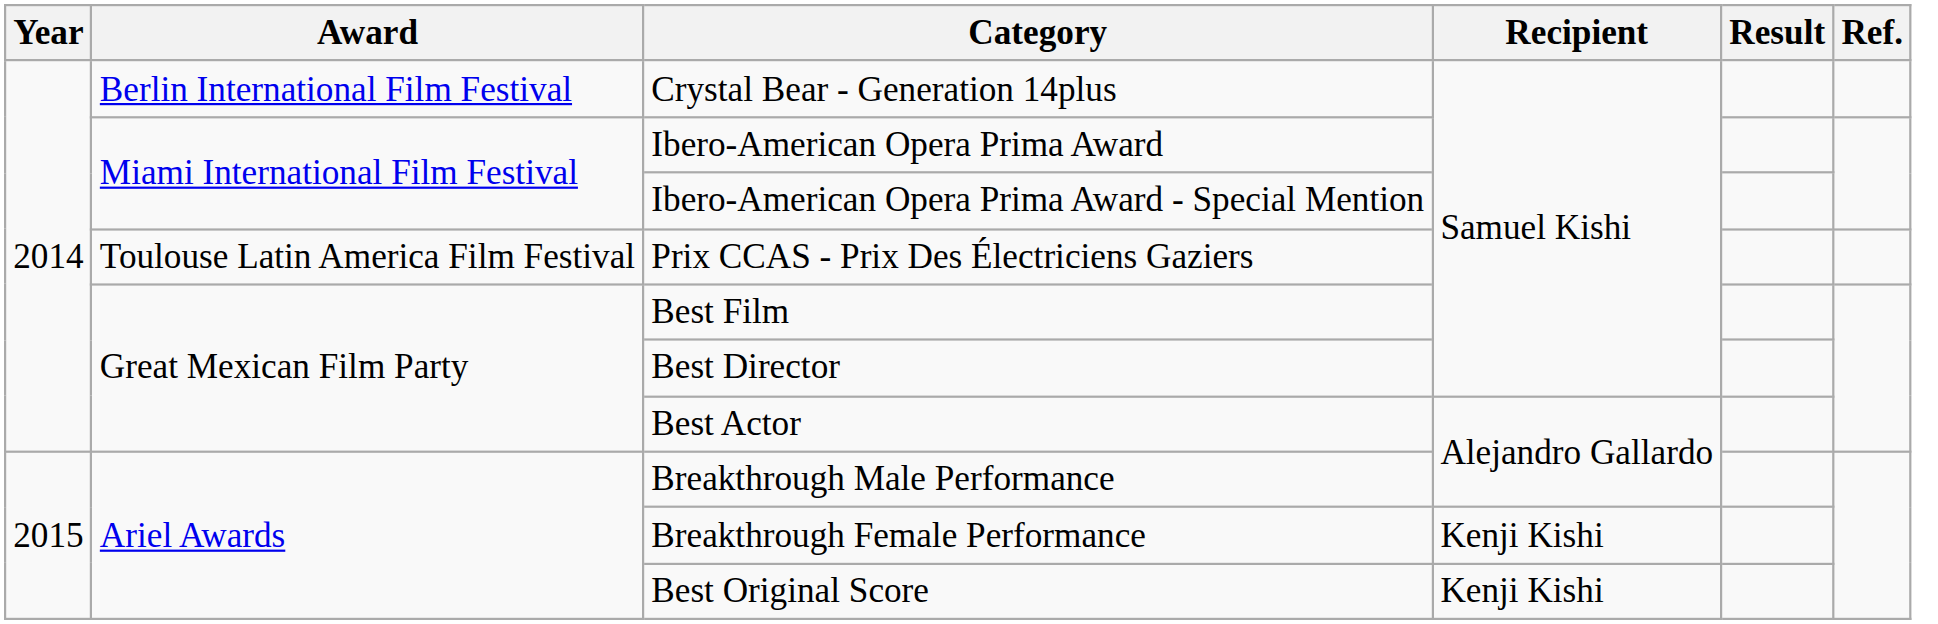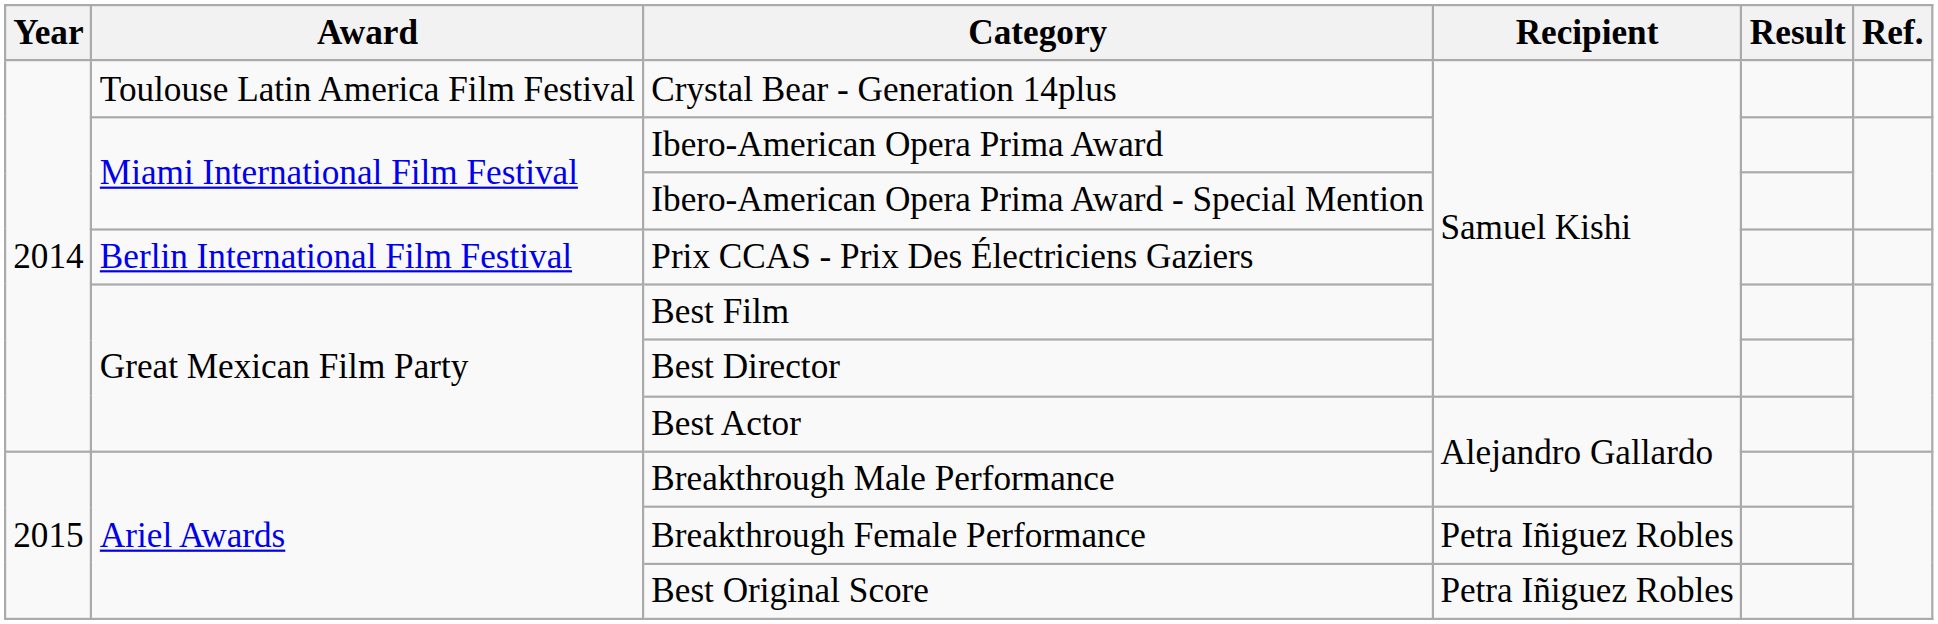(336, 88) Berlin International Film Festival -> (367, 88) Toulouse Latin America Film Festival
(367, 255) Toulouse Latin America Film Festival -> (336, 255) Berlin International Film Festival
(1522, 534) Kenji Kishi -> (1587, 534) Petra Iñiguez Robles
(1522, 590) Kenji Kishi -> (1587, 590) Petra Iñiguez Robles
